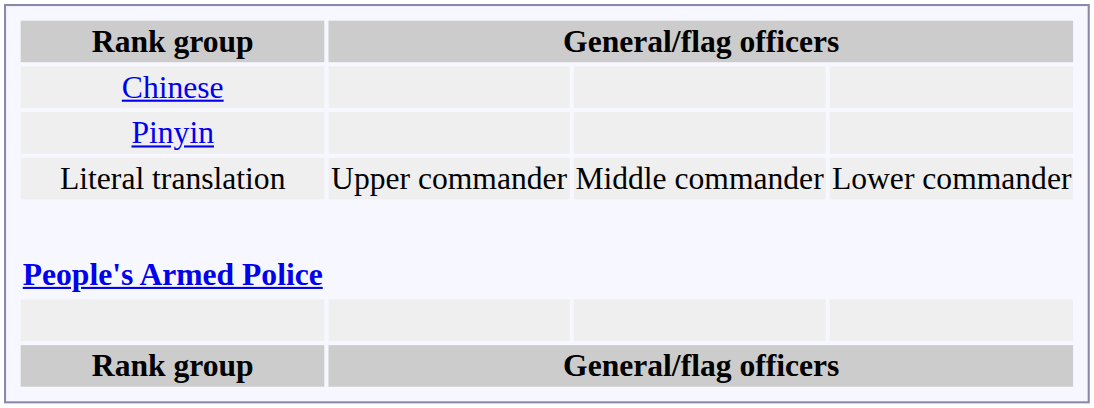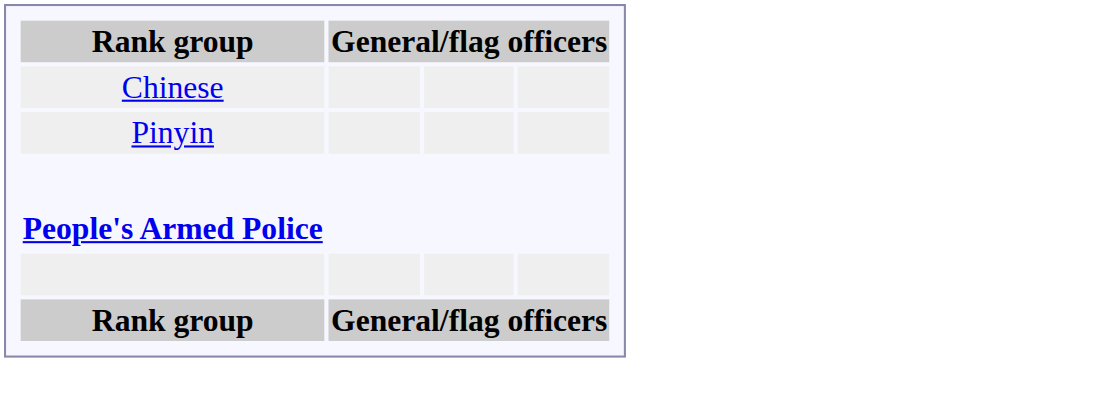- row: (173, 178)
